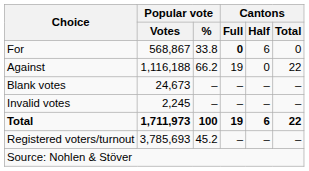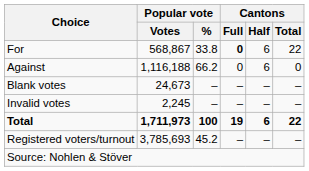(298, 49) 0 -> (295, 49) 22
(237, 67) 19 -> (240, 67) 0
(267, 67) 0 -> (267, 67) 6
(295, 67) 22 -> (298, 67) 0
